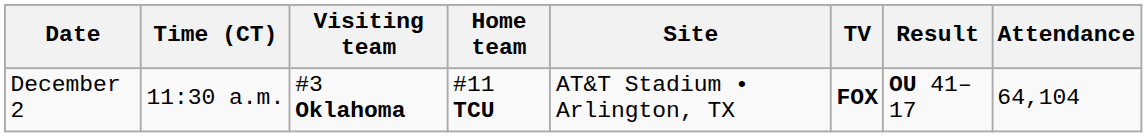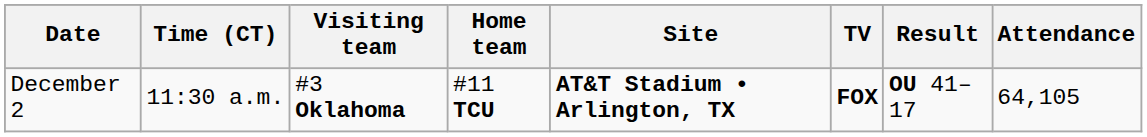(652, 100) normal -> (652, 100) bold
(1039, 100) 64,104 -> (1039, 100) 64,105
